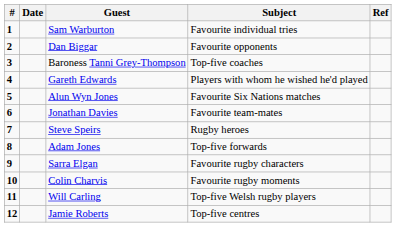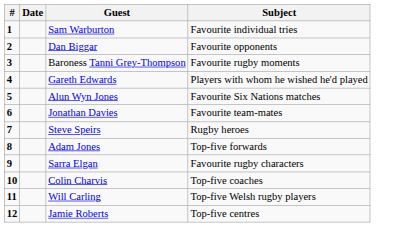- column: (381, 12)
(227, 63) Top-five coaches -> (245, 63) Favourite rugby moments
(245, 180) Favourite rugby moments -> (227, 180) Top-five coaches
